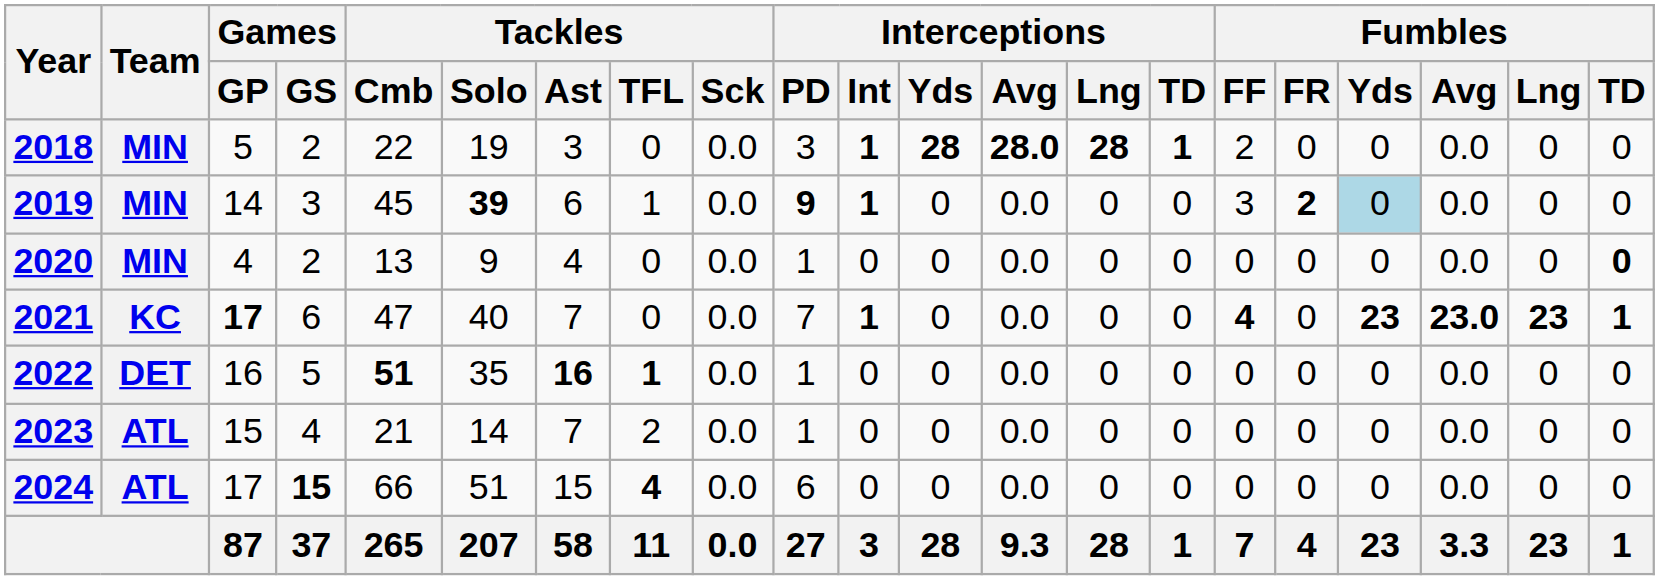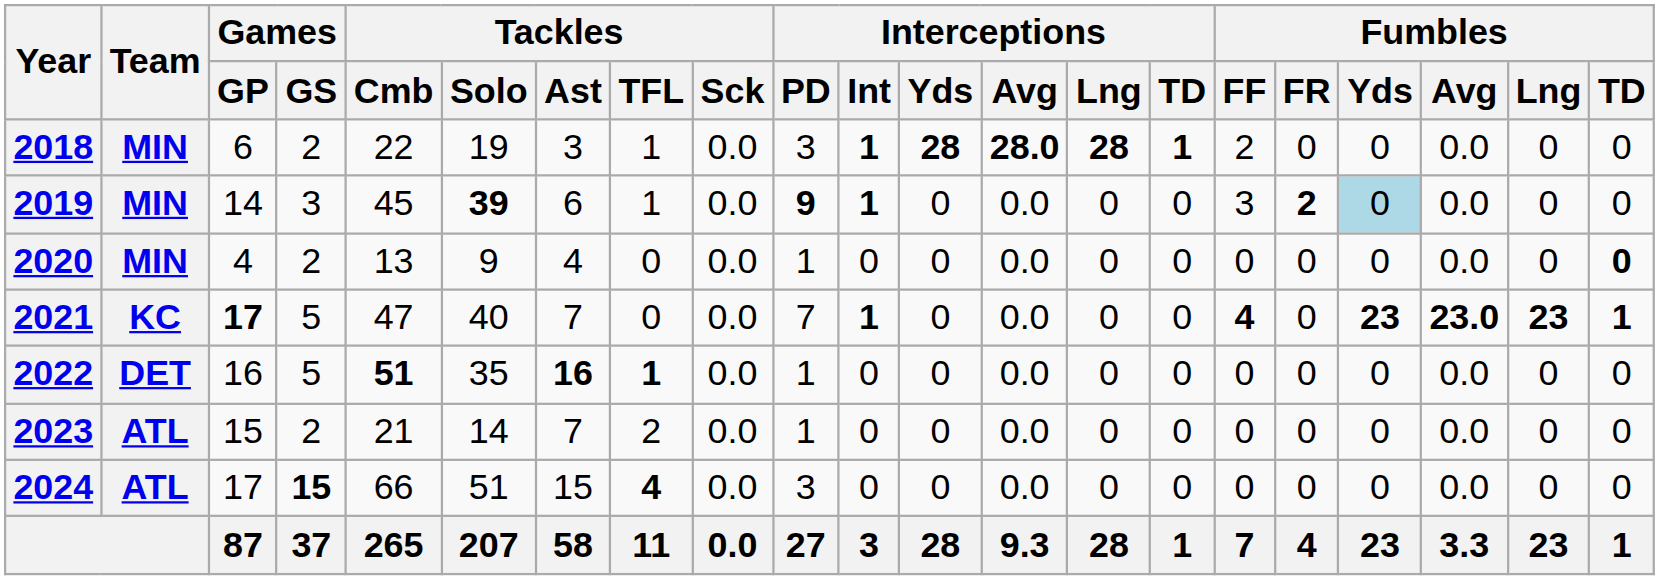(243, 146) 5 -> (243, 146) 6
(651, 146) 0 -> (651, 146) 1
(311, 317) 6 -> (311, 317) 5
(311, 430) 4 -> (311, 430) 2
(806, 487) 6 -> (806, 487) 3
